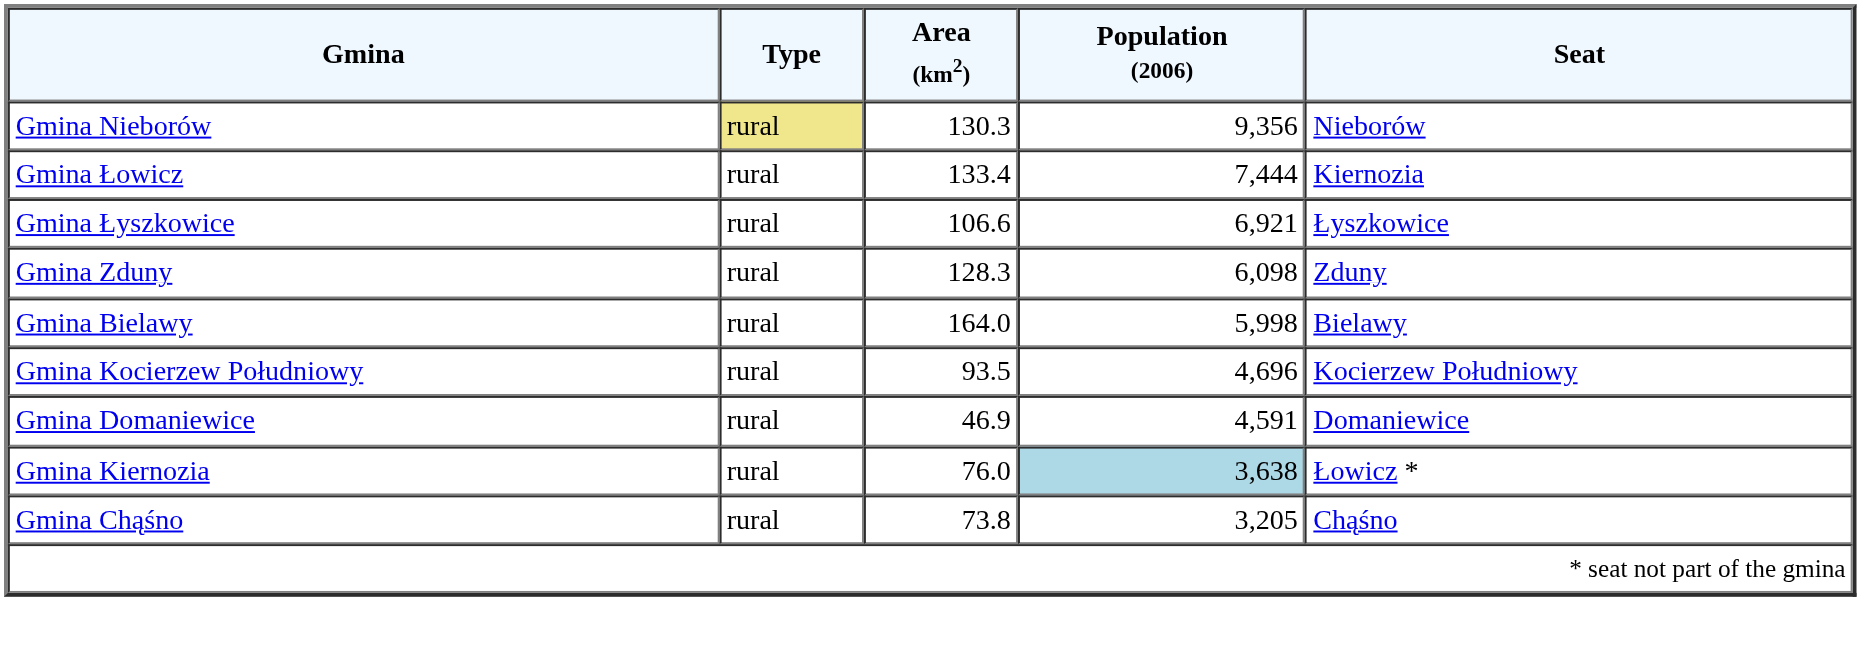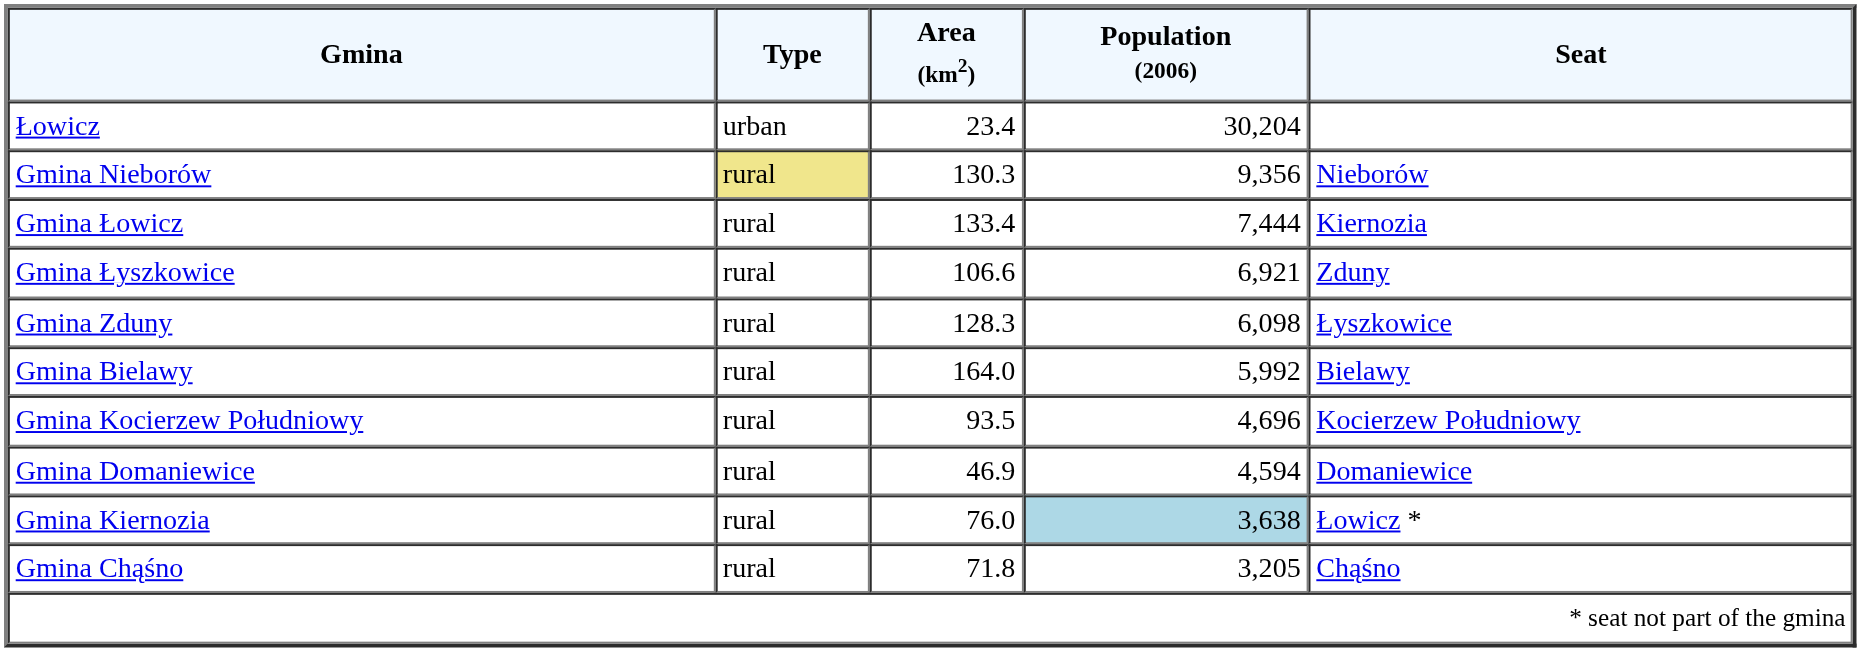+ row: (58, 124)
(1381, 223) Łyszkowice -> (1353, 272) Zduny
(1350, 272) Zduny -> (1384, 321) Łyszkowice
(1266, 321) 5,998 -> (1269, 371) 5,992
(1266, 420) 4,591 -> (1269, 469) 4,594
(986, 518) 73.8 -> (991, 568) 71.8
